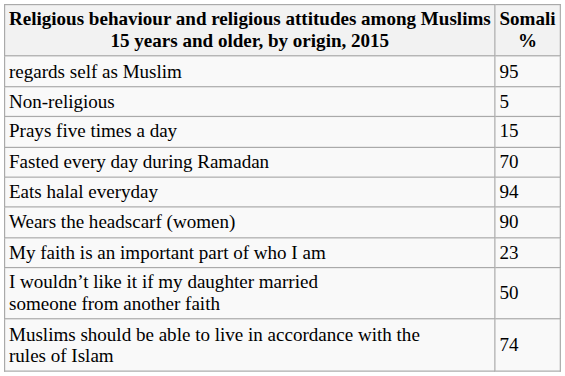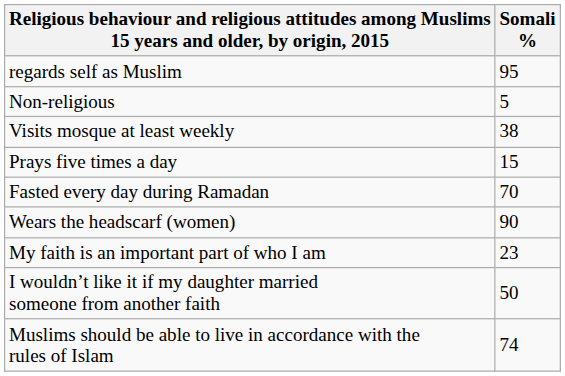+ row: (122, 131)
- row: (84, 191)
